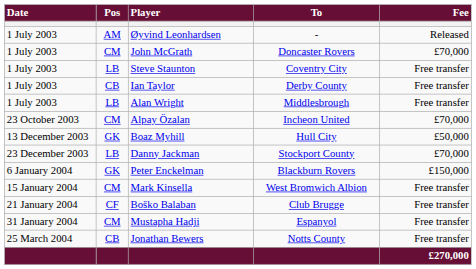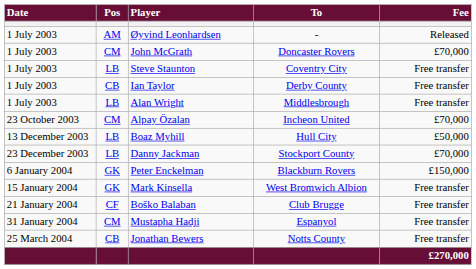(112, 136) GK -> (112, 136) LB
(112, 187) CM -> (112, 187) GK
